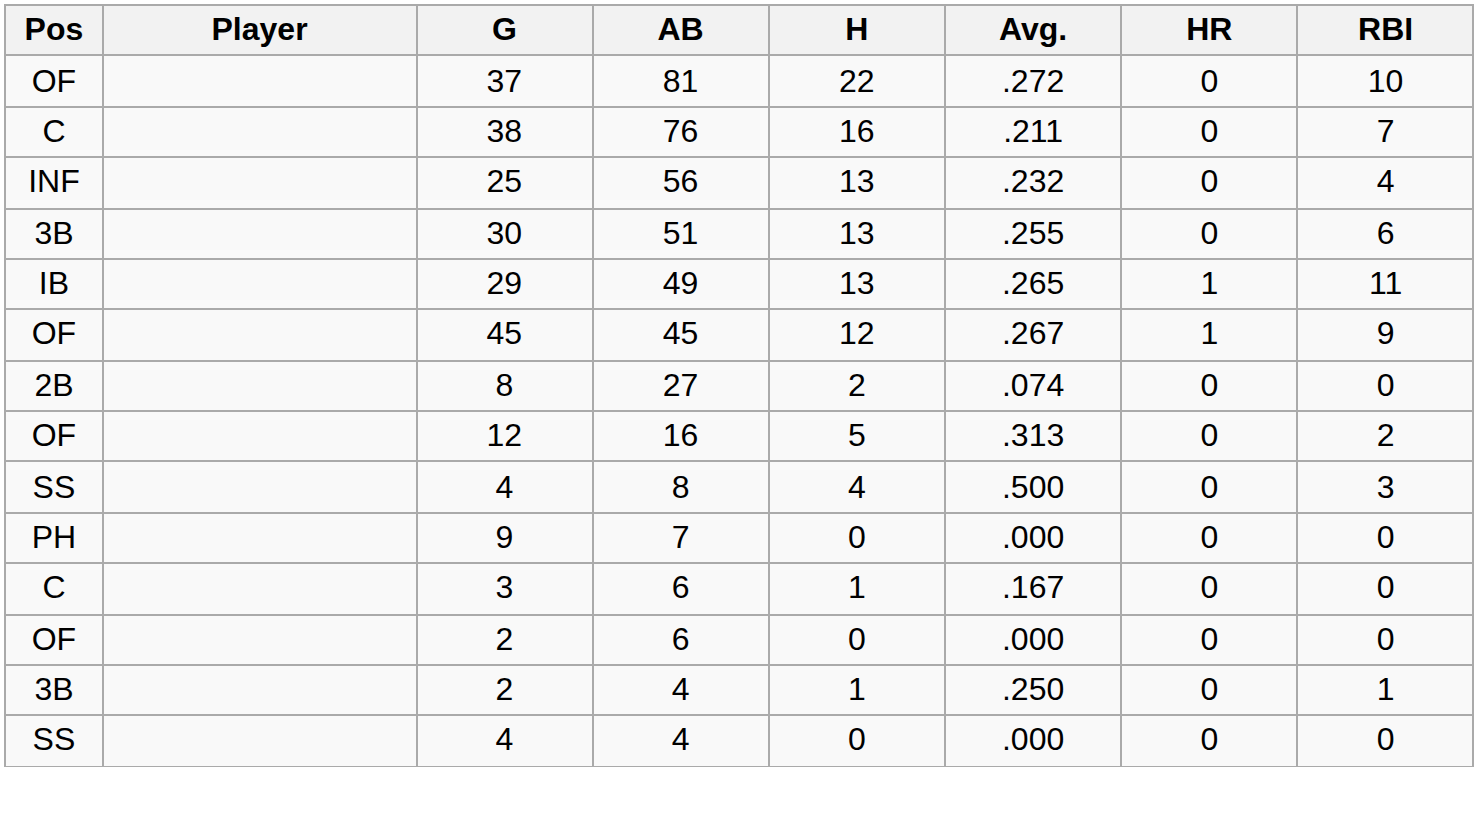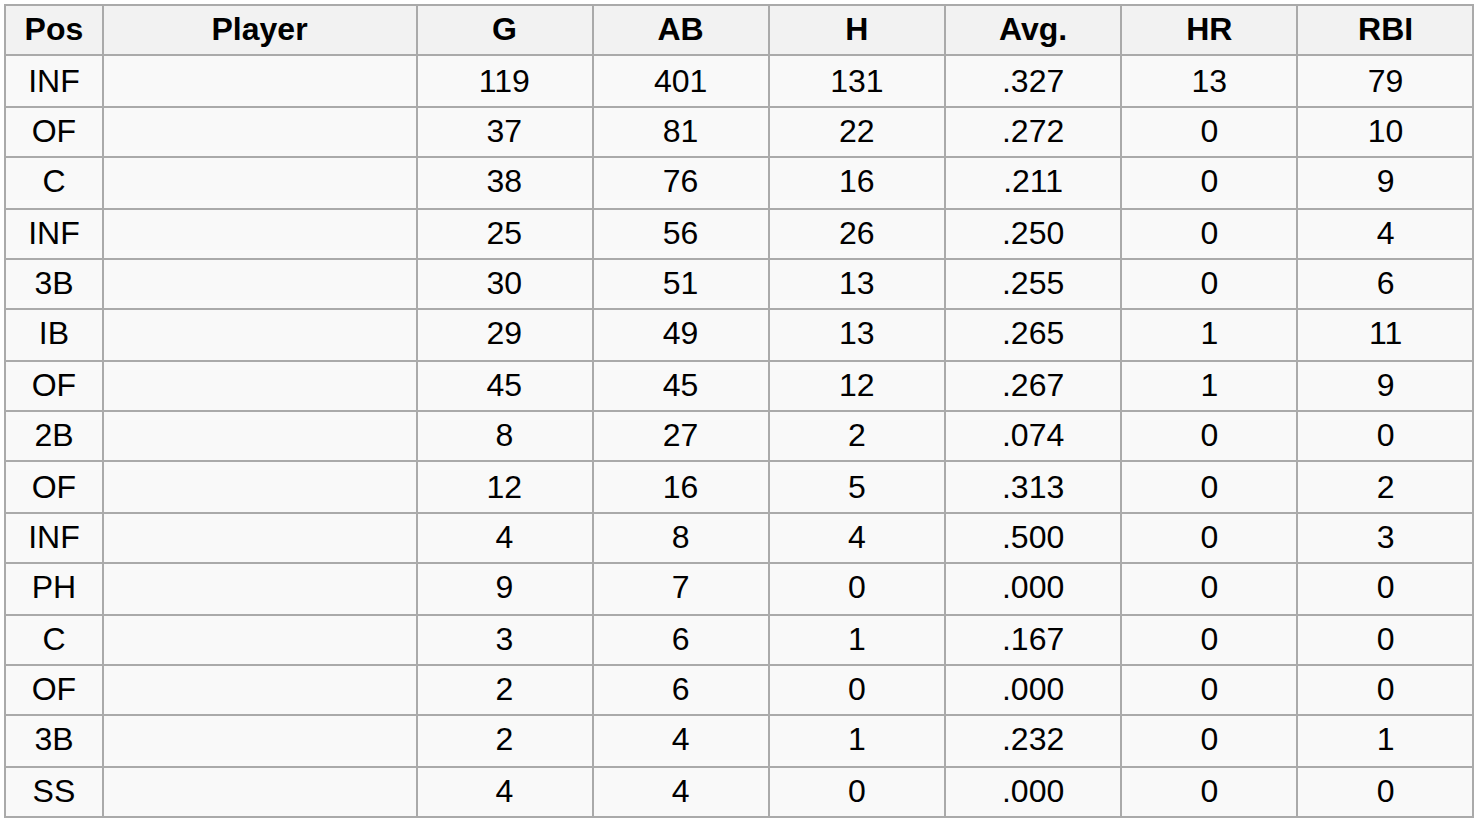+ row: (504, 80)
(1386, 131) 7 -> (1386, 182) 9
(857, 182) 13 -> (857, 232) 26
(1033, 182) .232 -> (1033, 232) .250
(54, 486) SS -> (54, 537) INF
(1033, 689) .250 -> (1033, 740) .232
